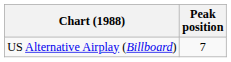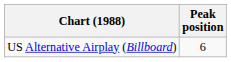(203, 47) 7 -> (203, 47) 6
